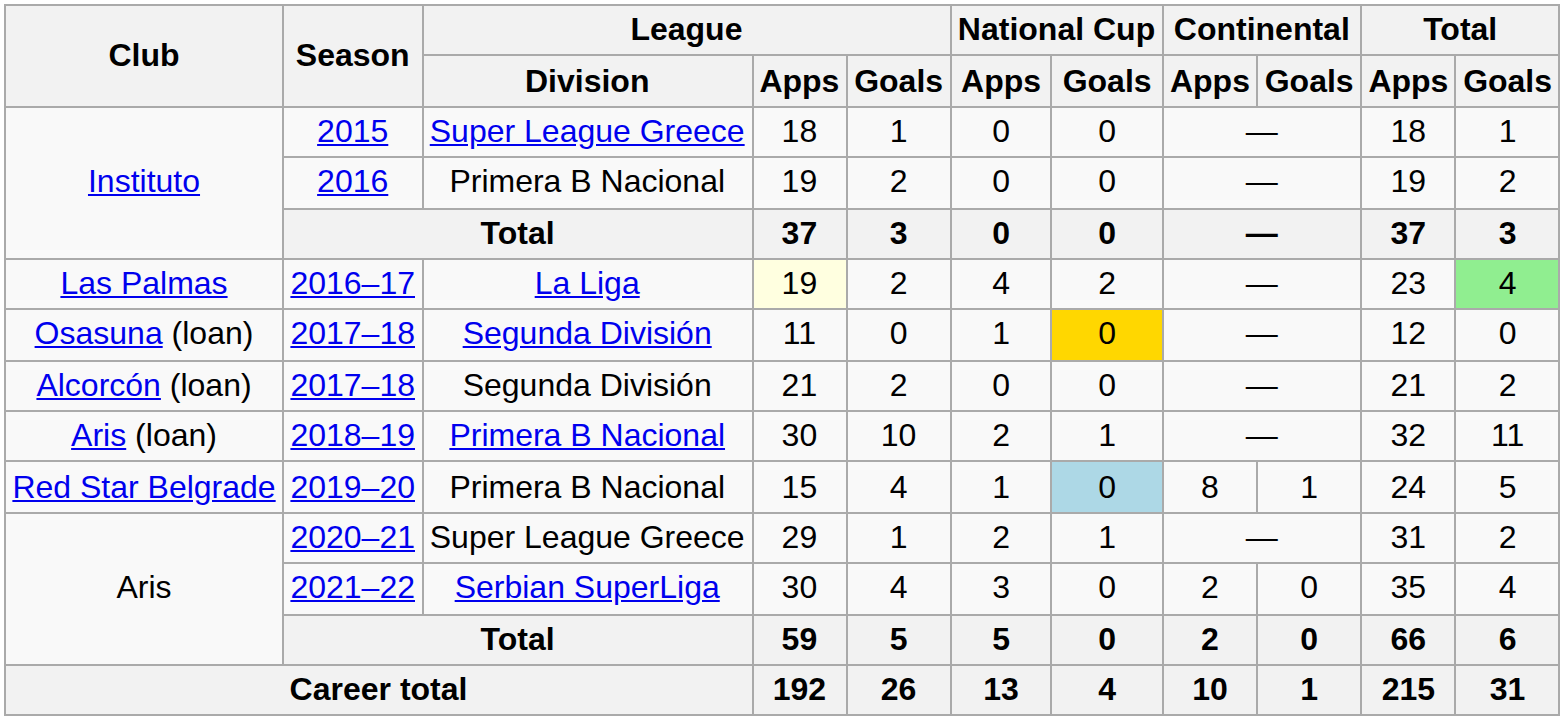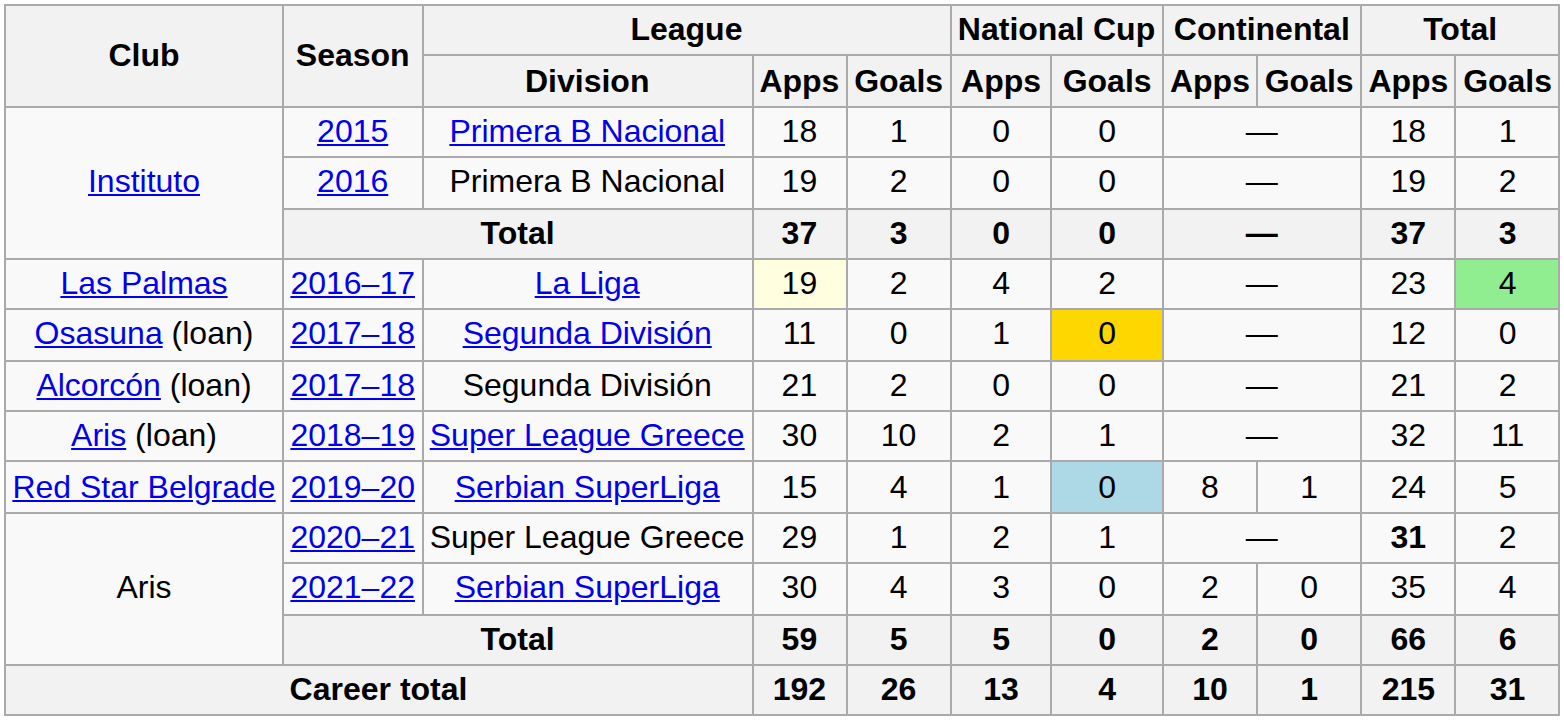(587, 131) Super League Greece -> (587, 131) Primera B Nacional
(587, 435) Primera B Nacional -> (587, 435) Super League Greece
(587, 486) Primera B Nacional -> (587, 486) Serbian SuperLiga
(1408, 537) normal -> (1408, 537) bold
